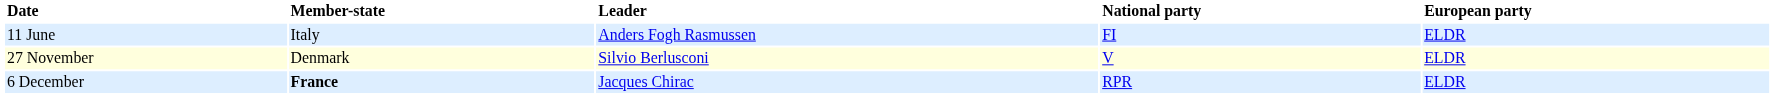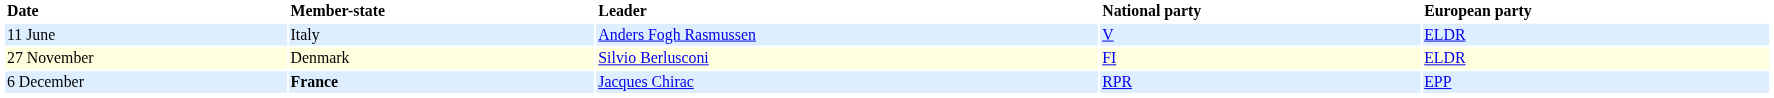(1109, 34) FI -> (1108, 34) V
(1108, 58) V -> (1109, 58) FI
(1445, 82) ELDR -> (1438, 82) EPP
